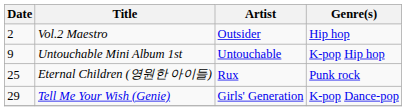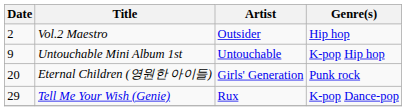(14, 74) 25 -> (14, 74) 20
(228, 74) Rux -> (261, 74) Girls' Generation
(261, 95) Girls' Generation -> (228, 95) Rux
